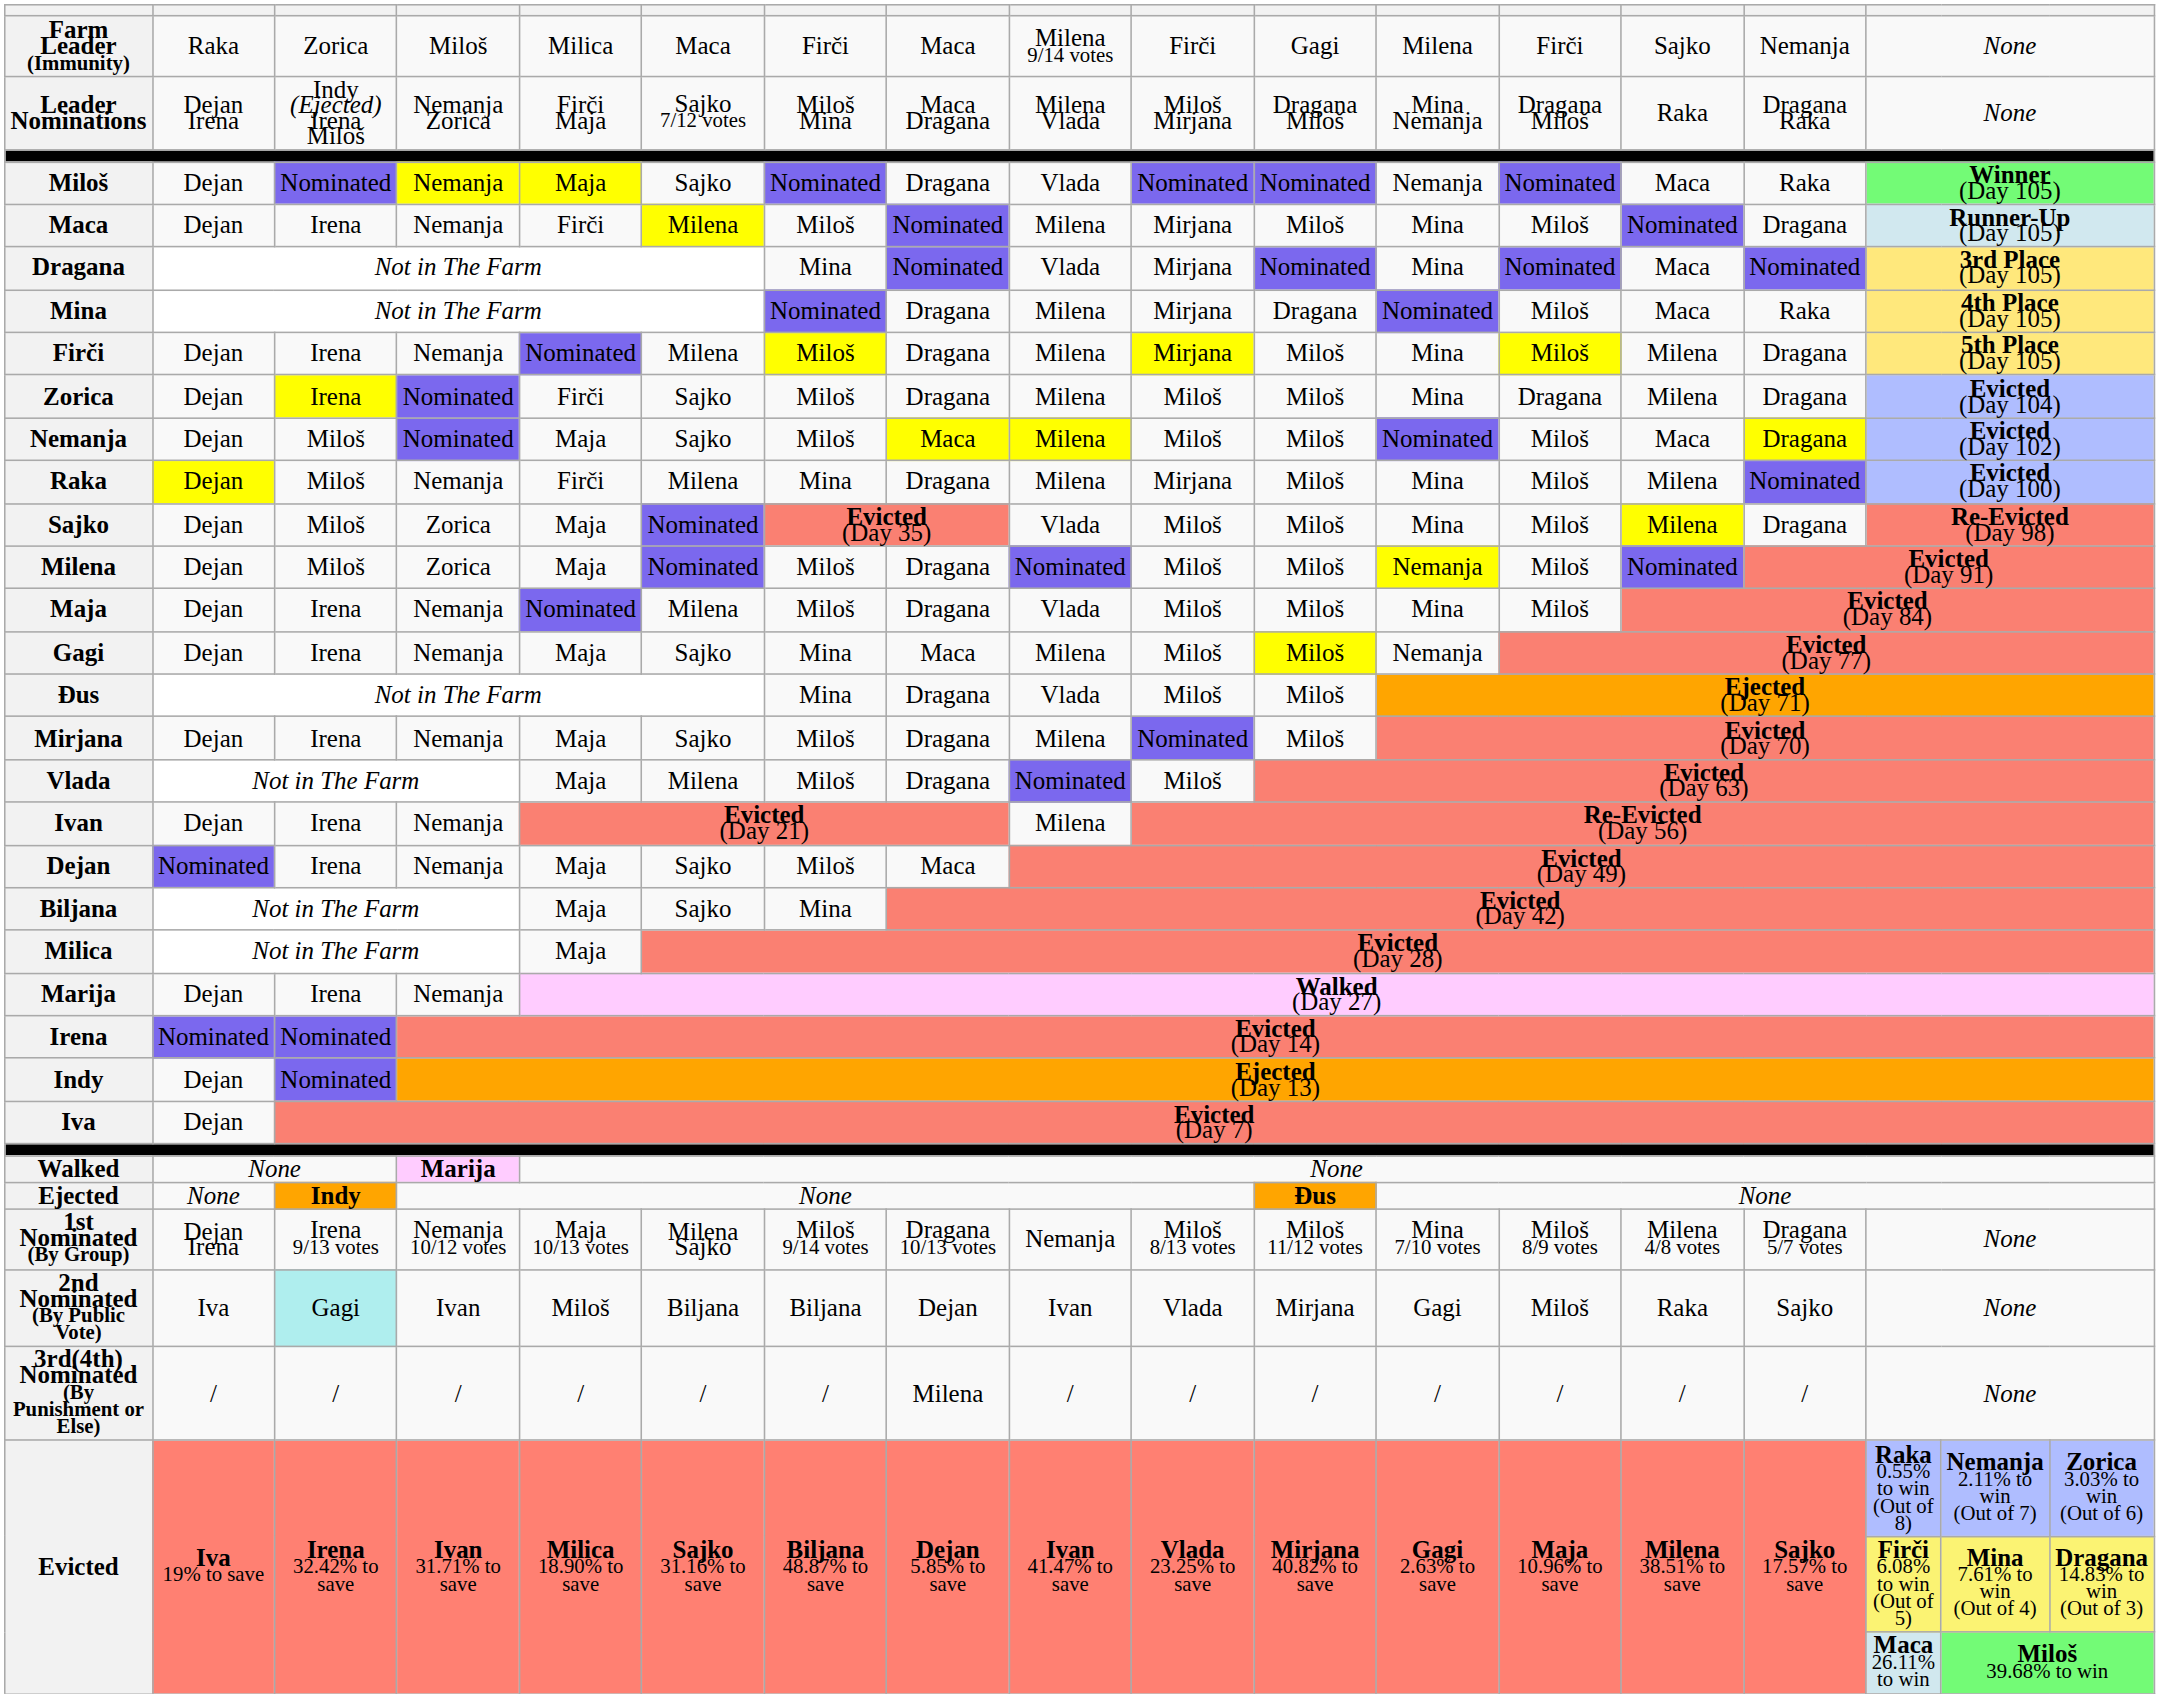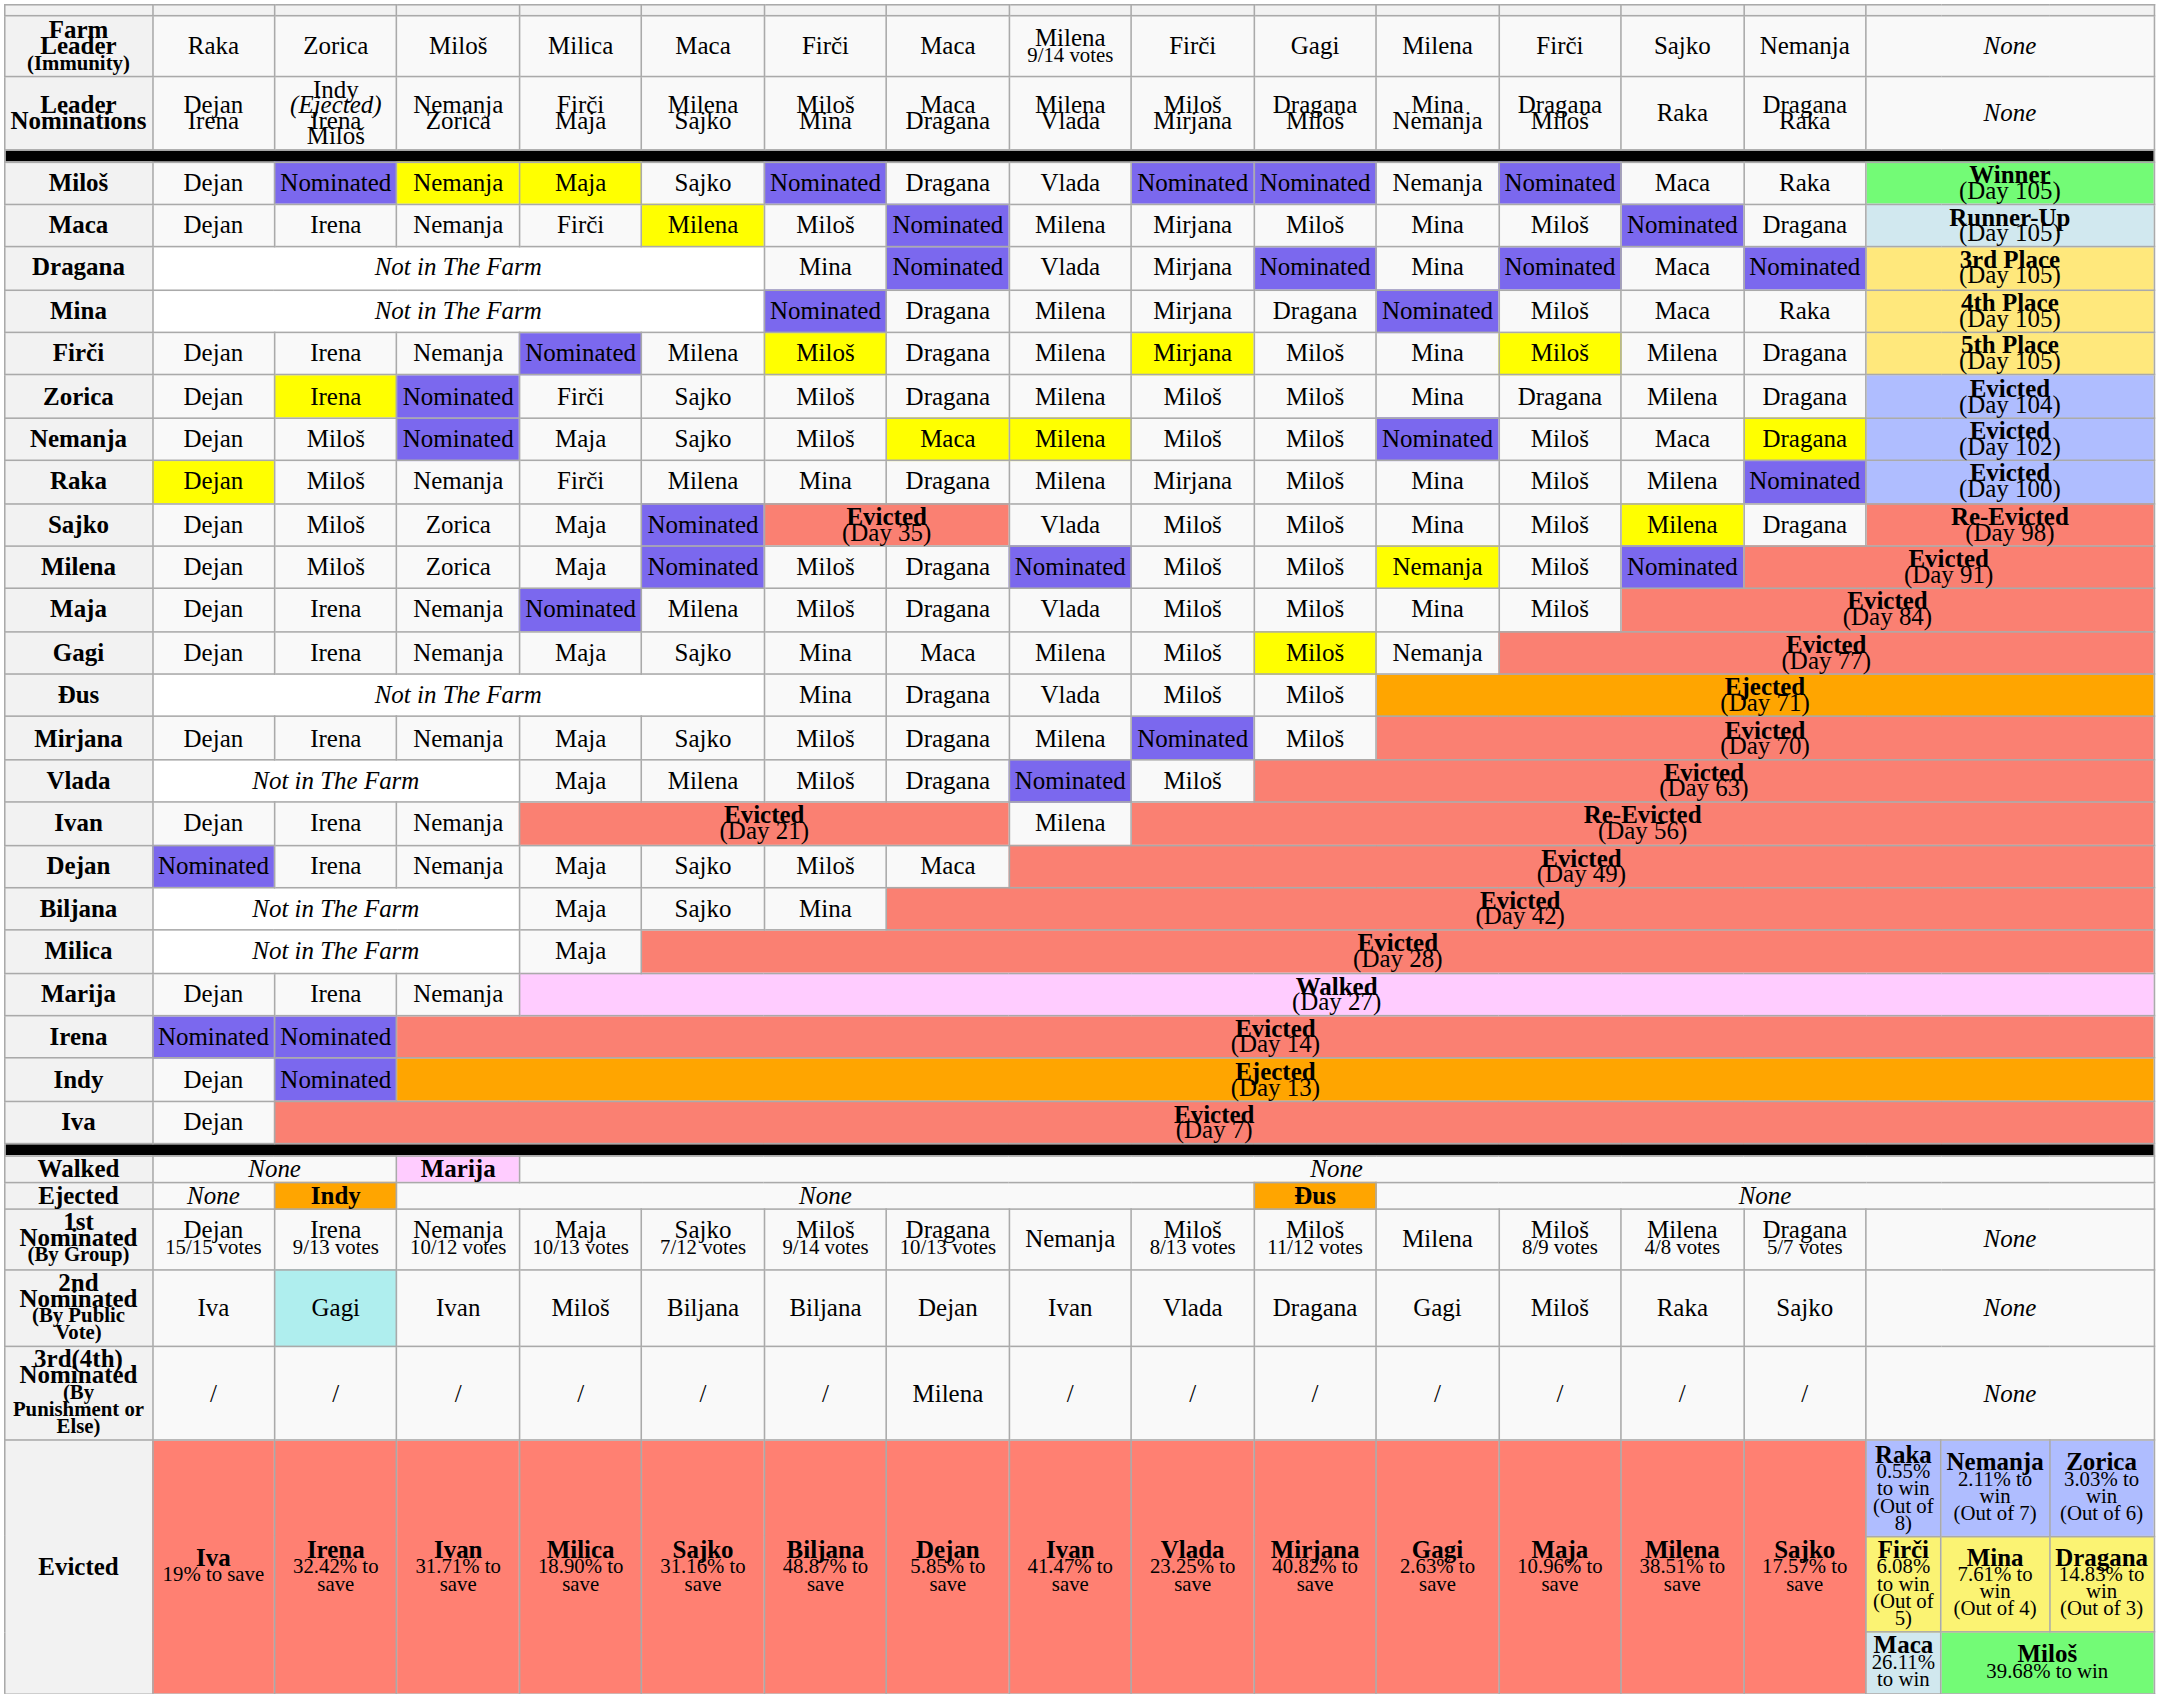(703, 112) Sajko 7/12 votes -> (703, 112) Milena Sajko
(213, 1239) Dejan Irena -> (213, 1238) Dejan 15/15 votes
(703, 1239) Milena Sajko -> (703, 1238) Sajko 7/12 votes
(1438, 1238) Mina 7/10 votes -> (1438, 1239) Milena
(1315, 1307) Mirjana -> (1315, 1307) Dragana
